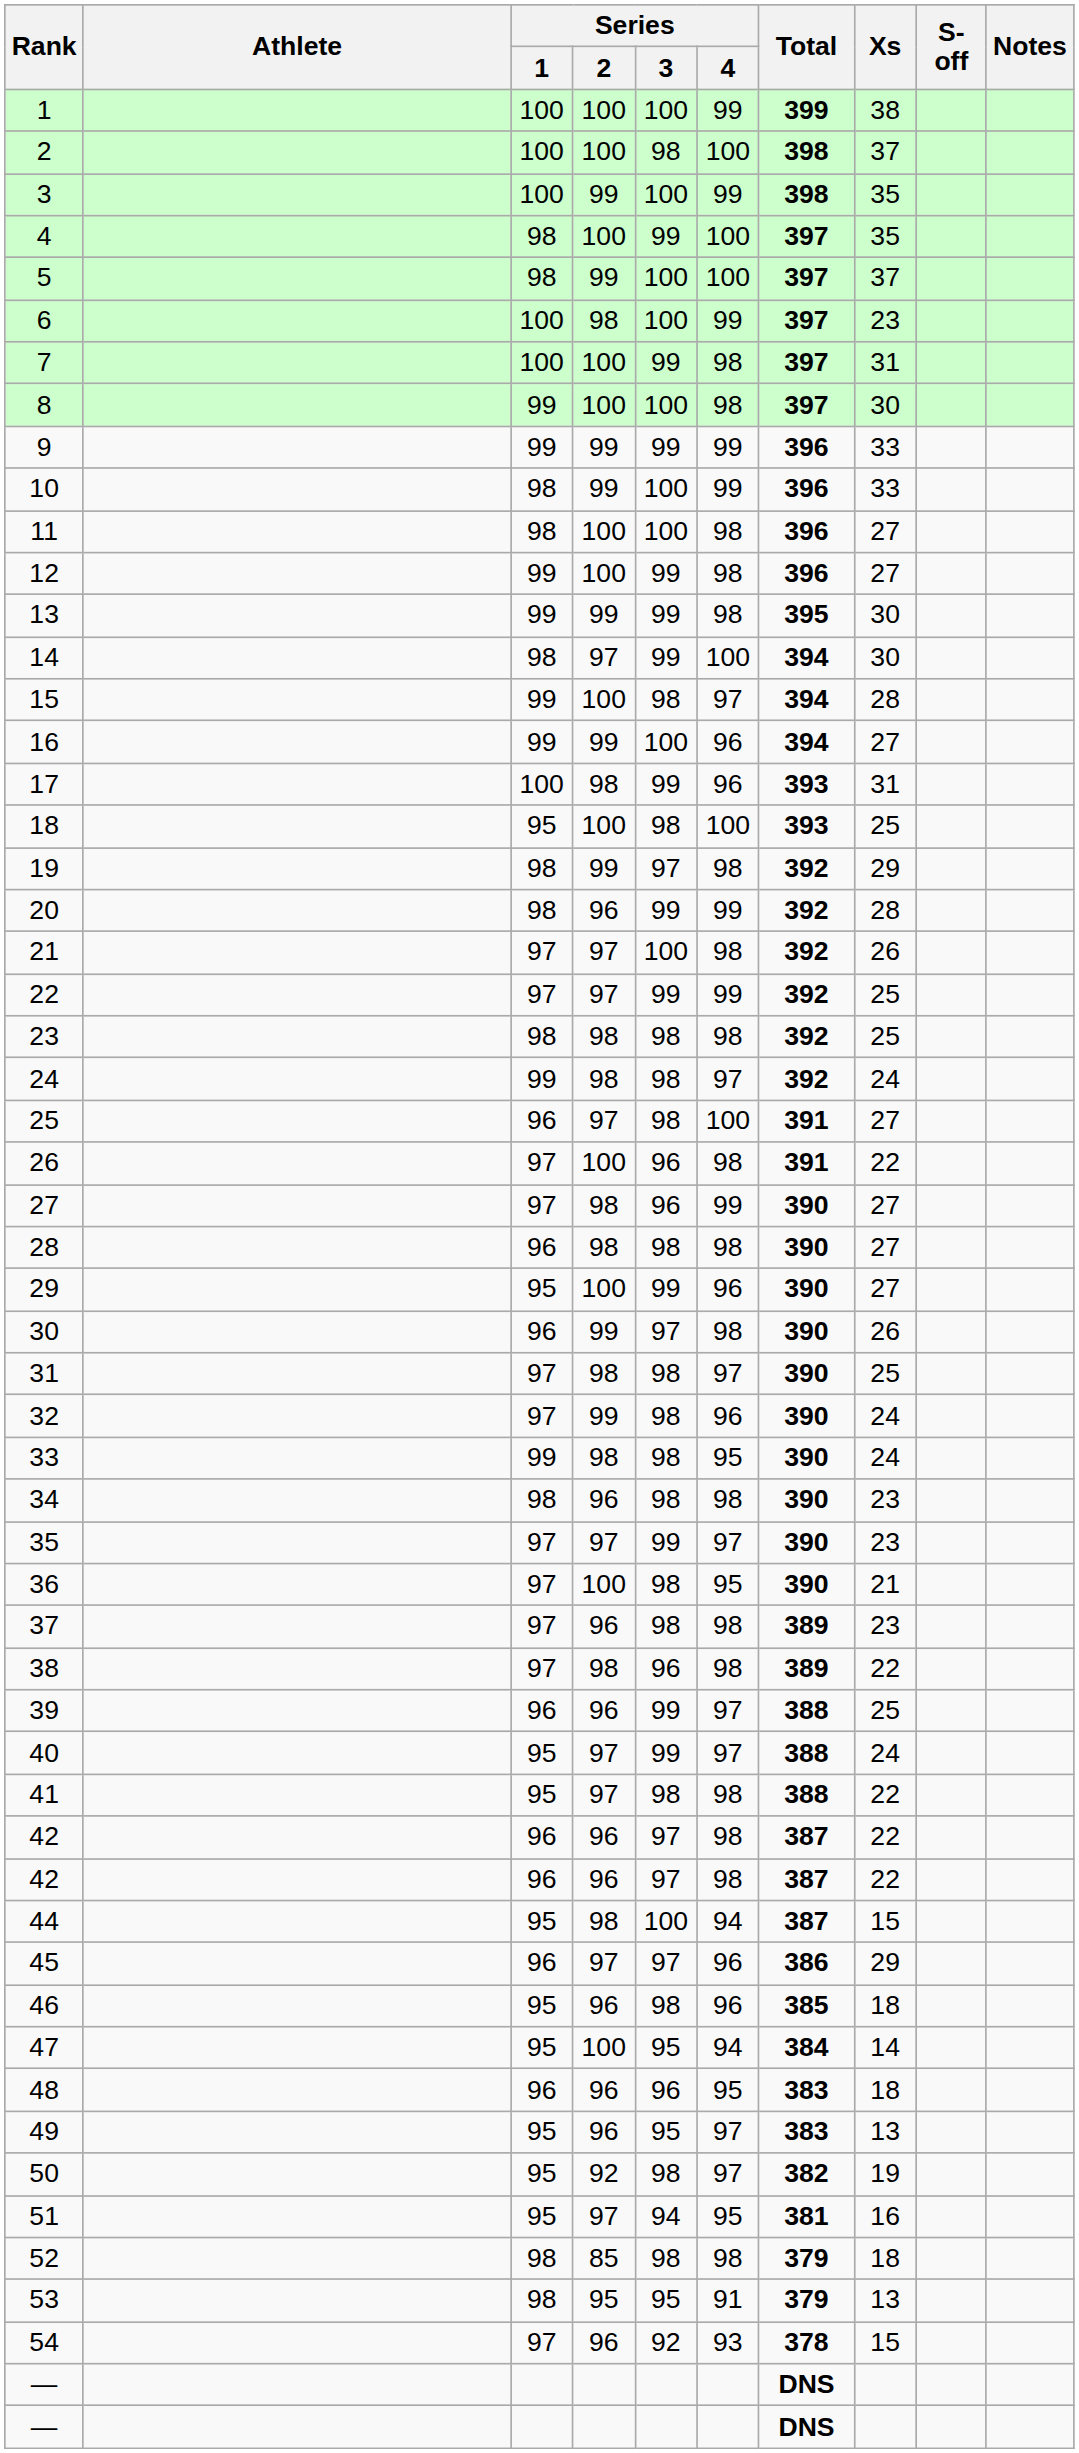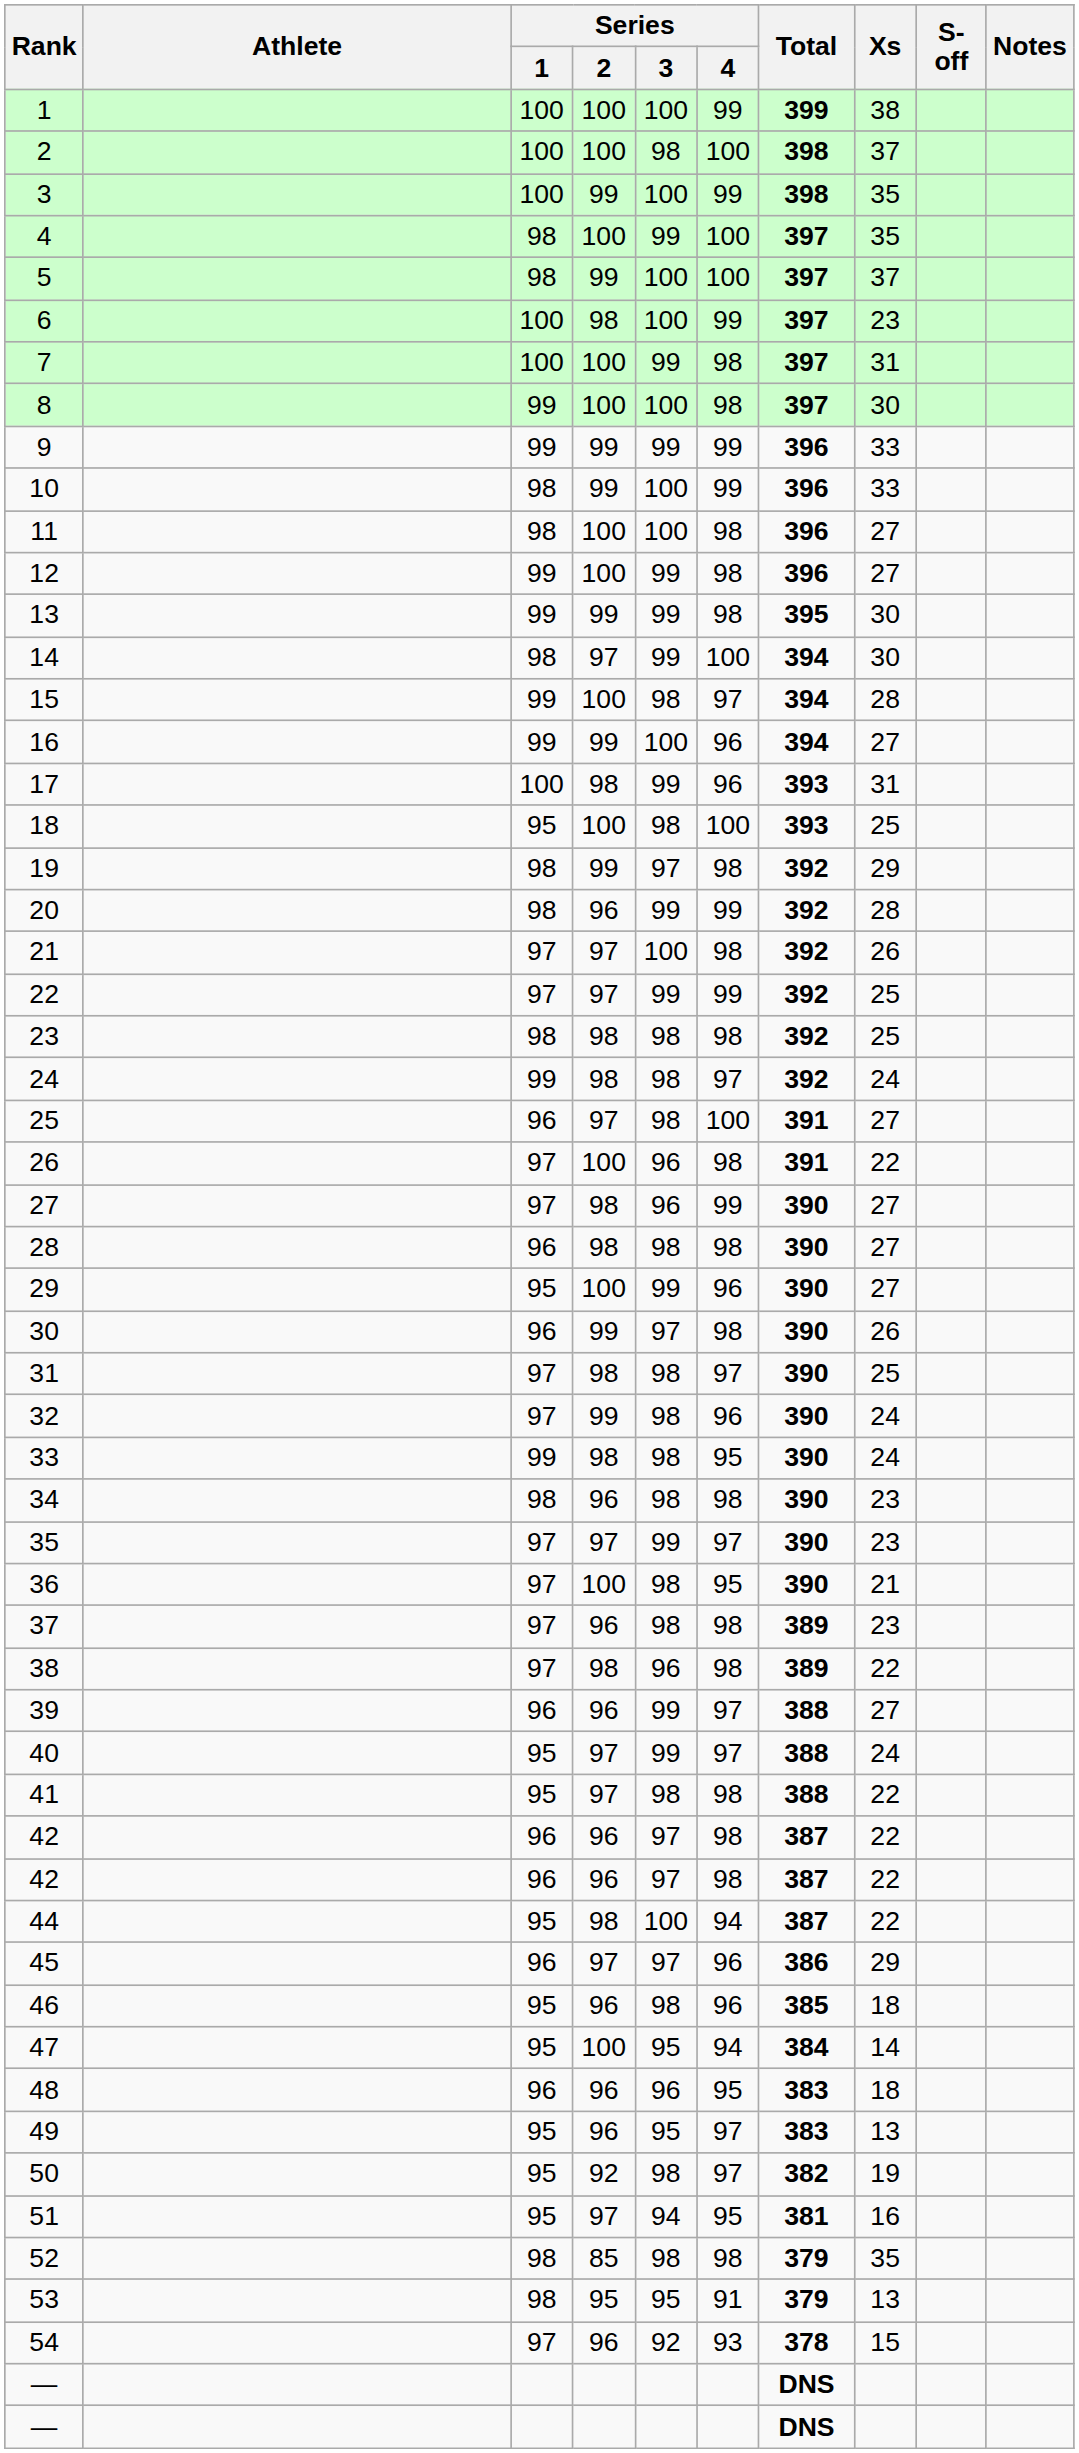(885, 1710) 25 -> (885, 1710) 27
(885, 1921) 15 -> (885, 1921) 22
(885, 2258) 18 -> (885, 2258) 35
